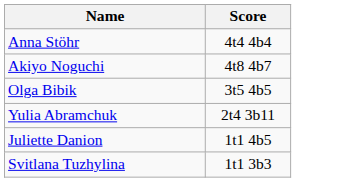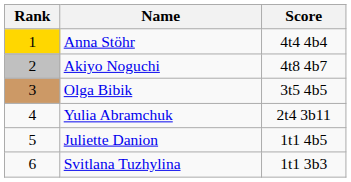+ column: (32, 16)
